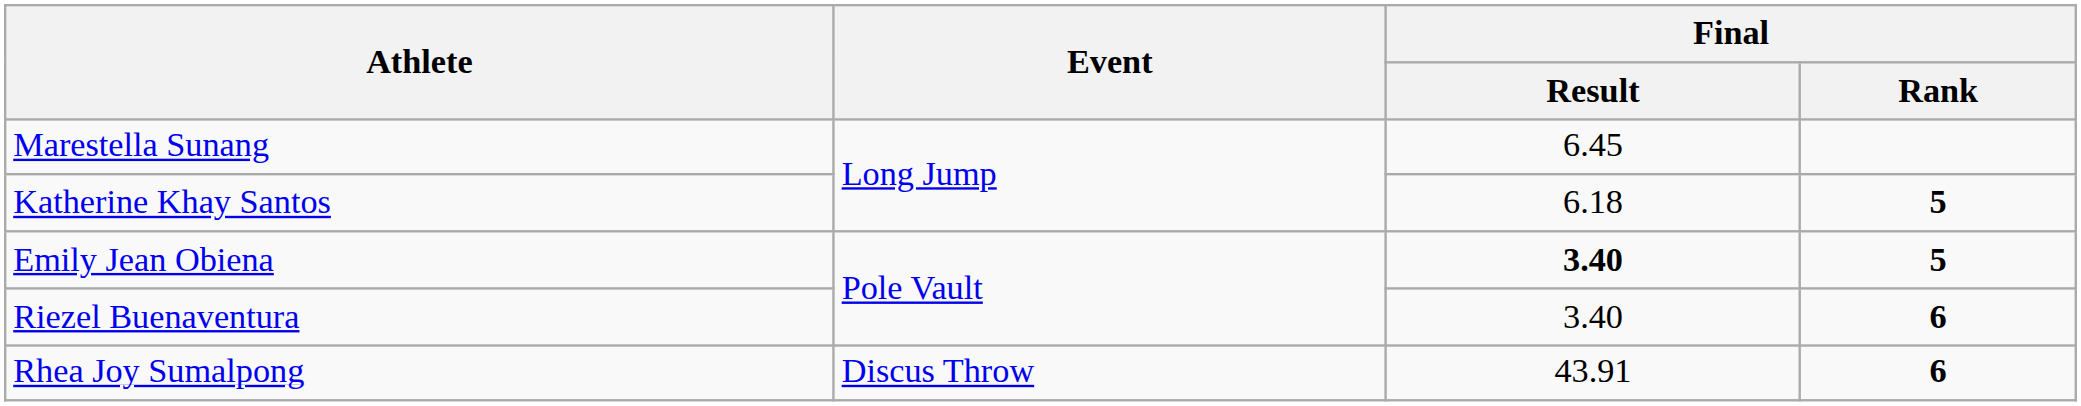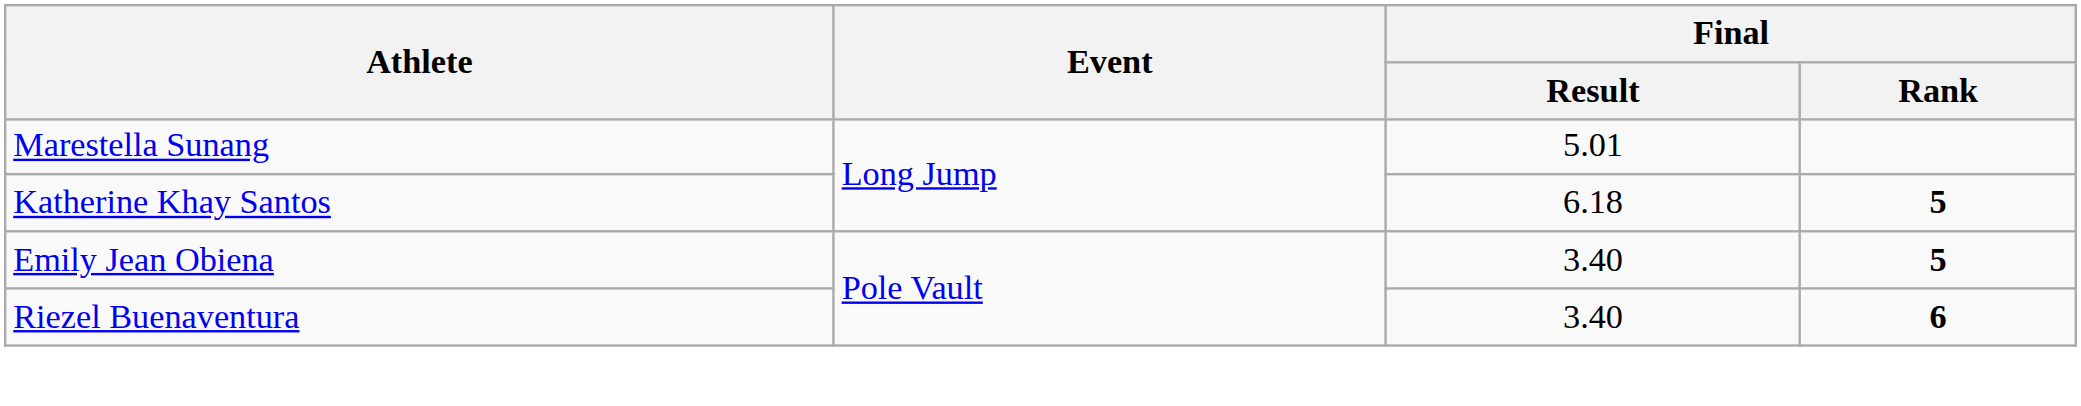(1593, 146) 6.45 -> (1593, 146) 5.01
(1593, 259) bold -> (1593, 259) normal
- row: (159, 372)
